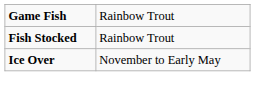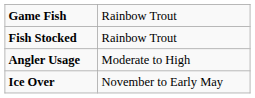+ row: (44, 59)
